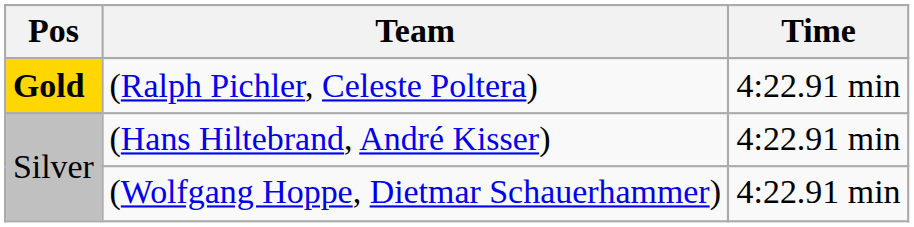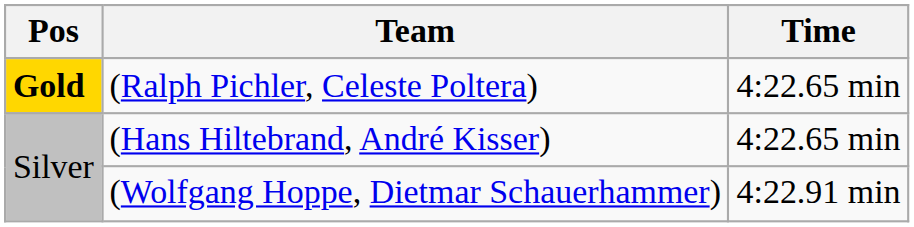(819, 85) 4:22.91 min -> (819, 85) 4:22.65 min
(819, 138) 4:22.91 min -> (819, 138) 4:22.65 min
